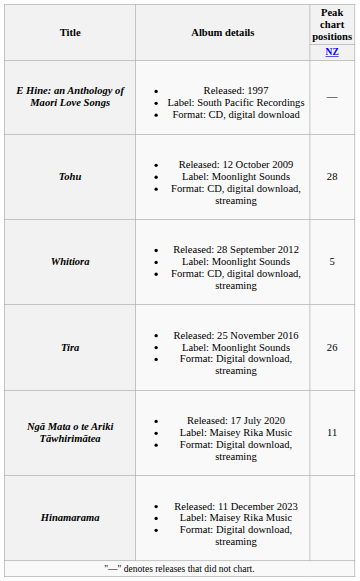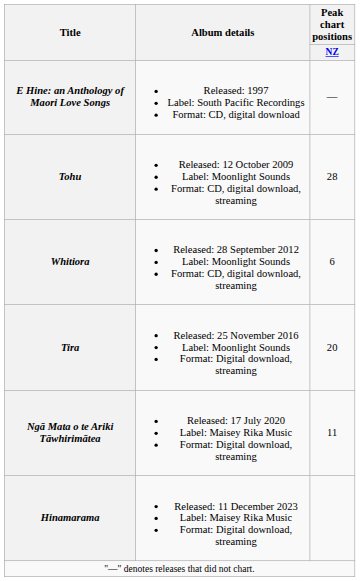(332, 262) 5 -> (332, 262) 6
(332, 347) 26 -> (332, 347) 20
